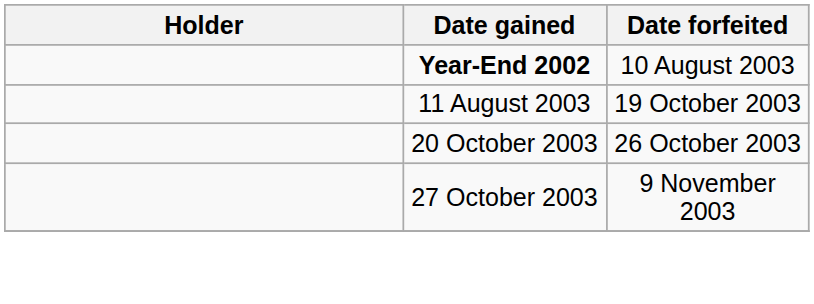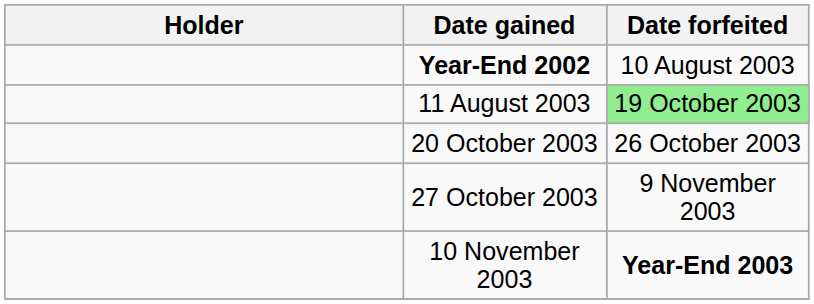(708, 104) no background -> (708, 104) lightgreen background
+ row: (504, 265)
